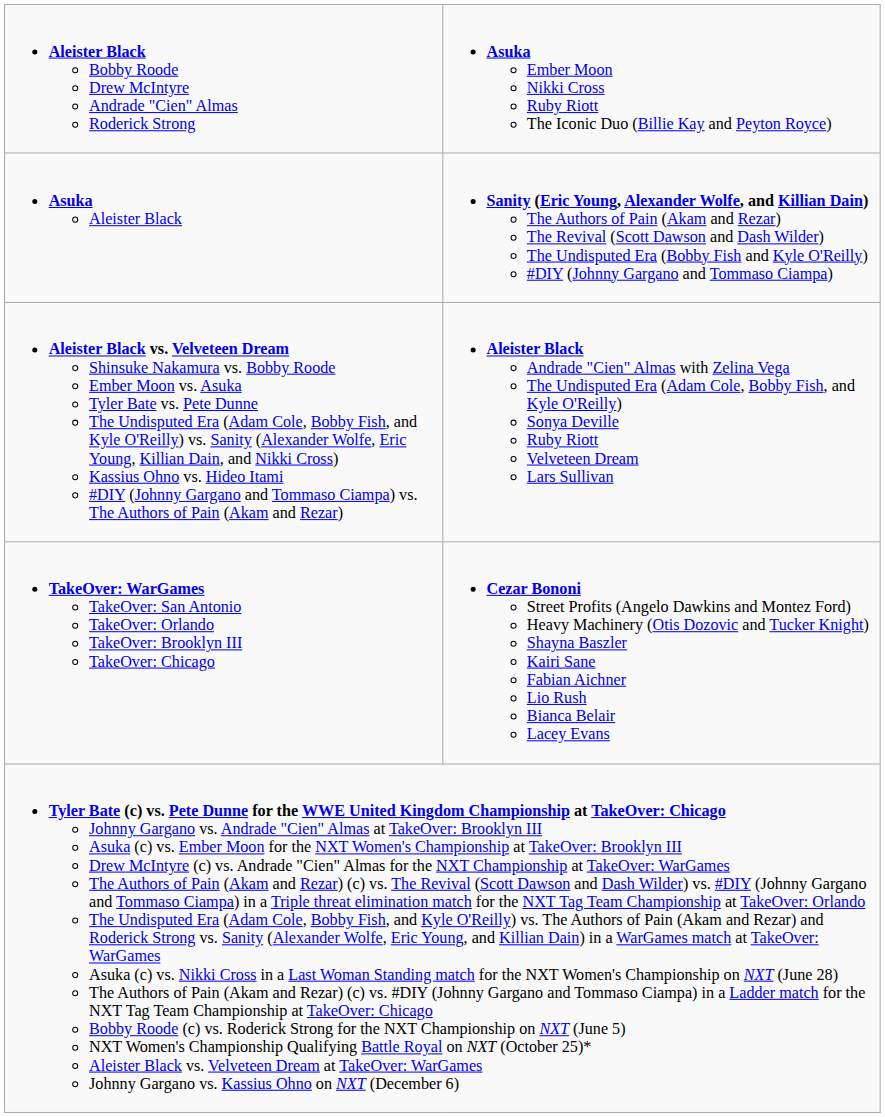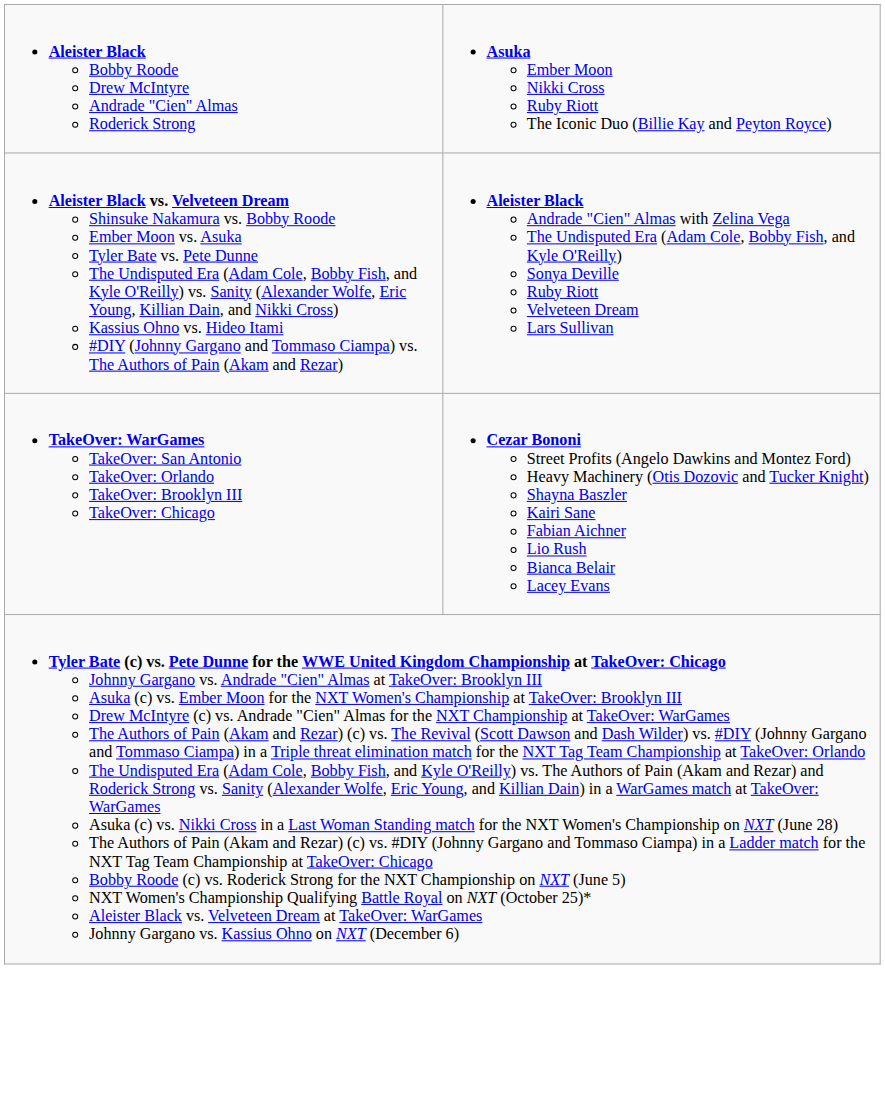- row: (223, 210)
